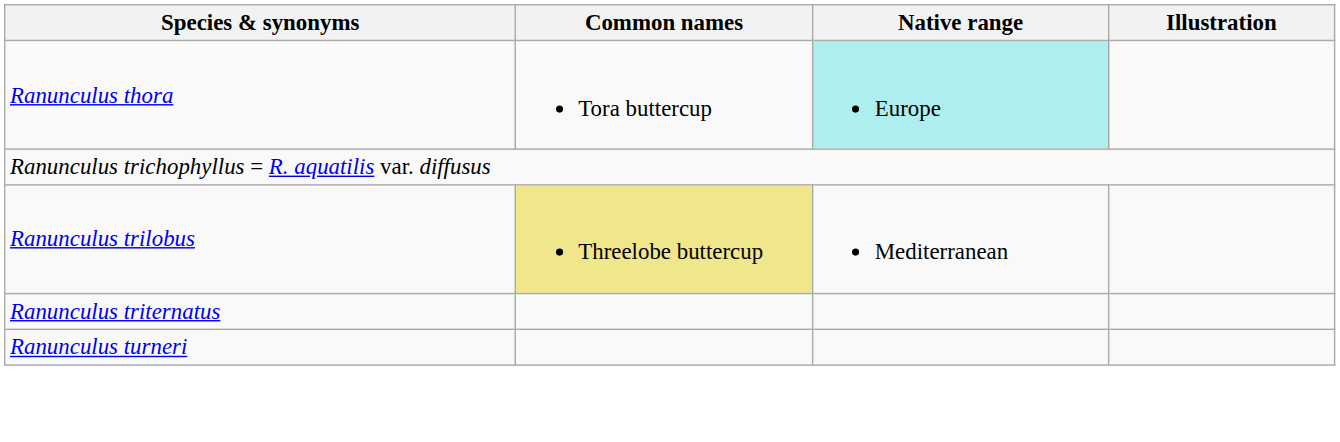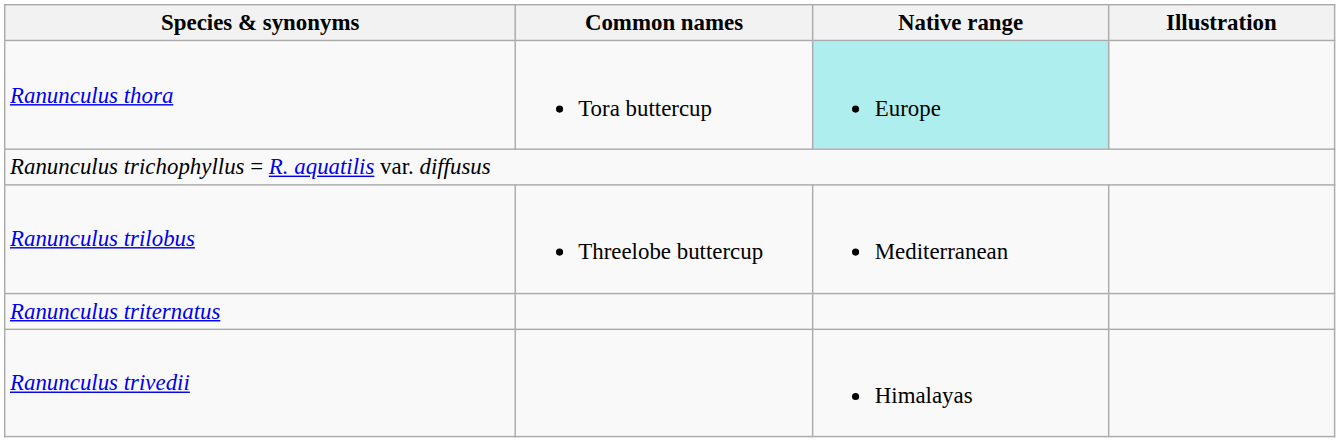(664, 252) khaki background -> (664, 252) no background
+ row: (100, 382)
- row: (99, 347)
